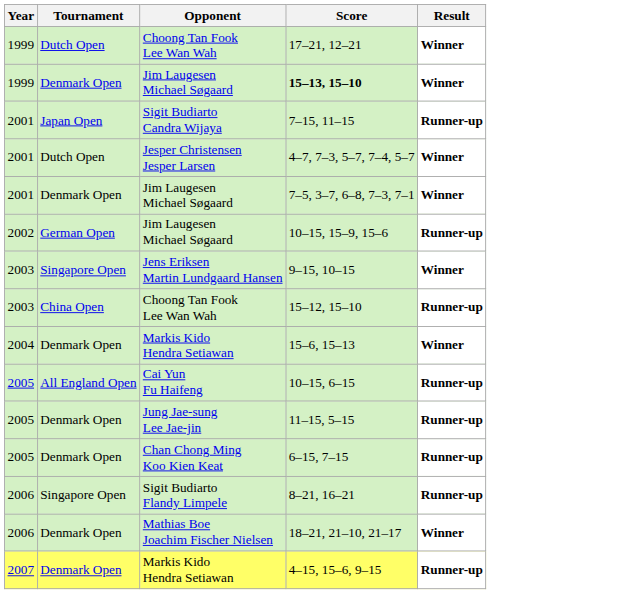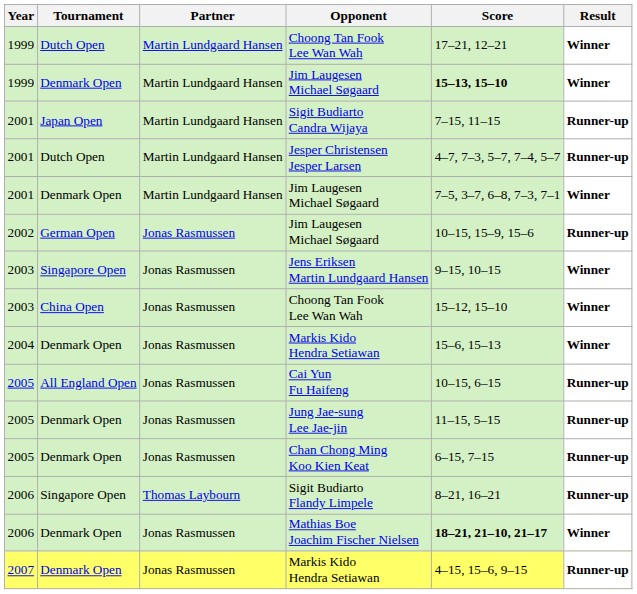+ column: (213, 15)
(442, 157) Winner -> (598, 157) Runner-up
(452, 307) Runner-up -> (588, 307) Winner
(345, 532) normal -> (491, 532) bold
